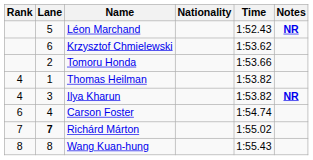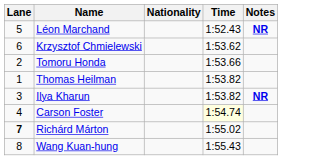- column: (20, 12)
(254, 113) no background -> (223, 113) lightyellow background
